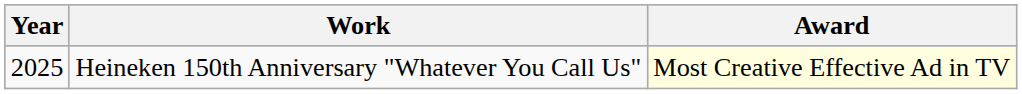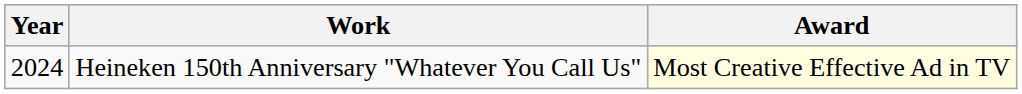(37, 66) 2025 -> (37, 66) 2024
